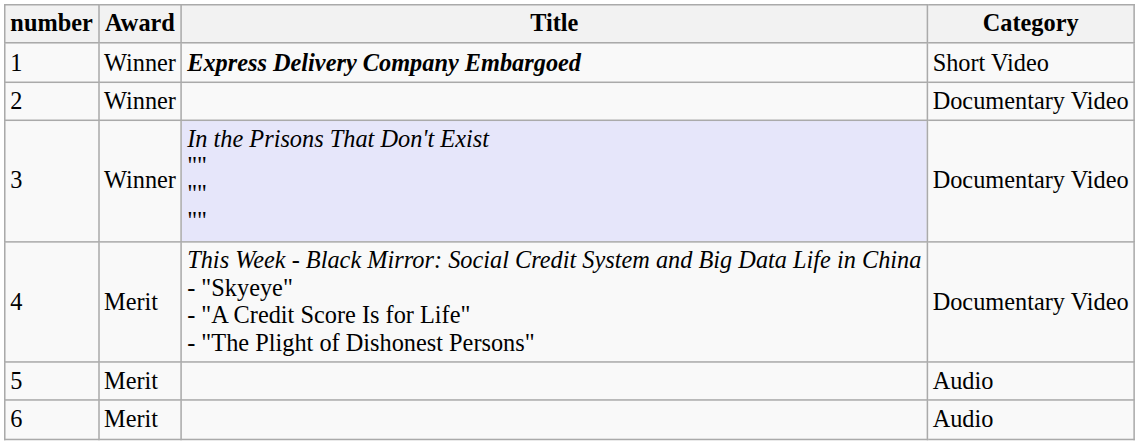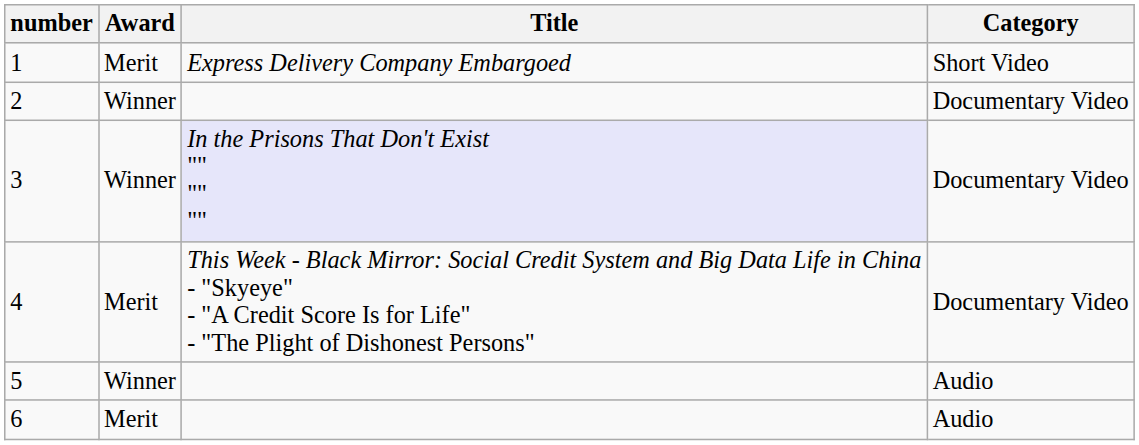(140, 62) Winner -> (131, 62) Merit
(384, 62) bold -> (379, 62) normal
(131, 380) Merit -> (140, 380) Winner
